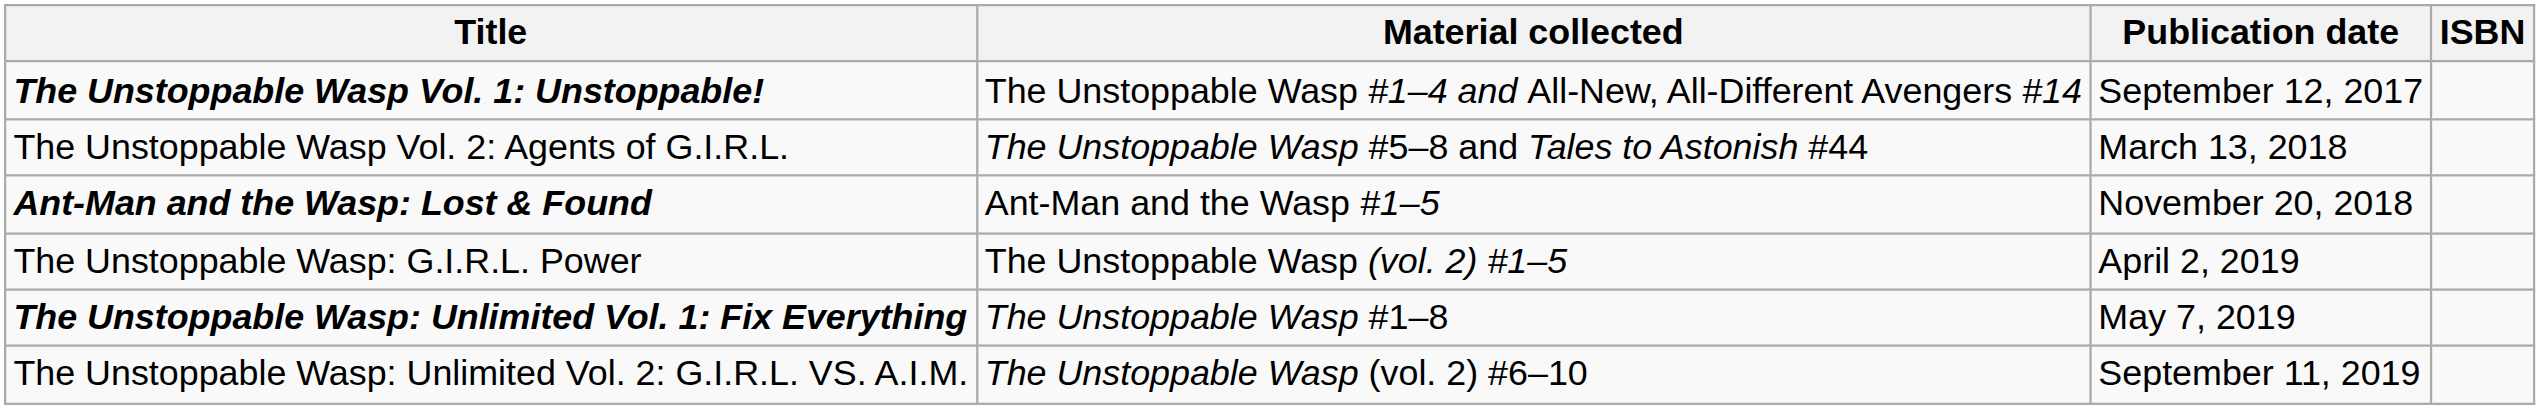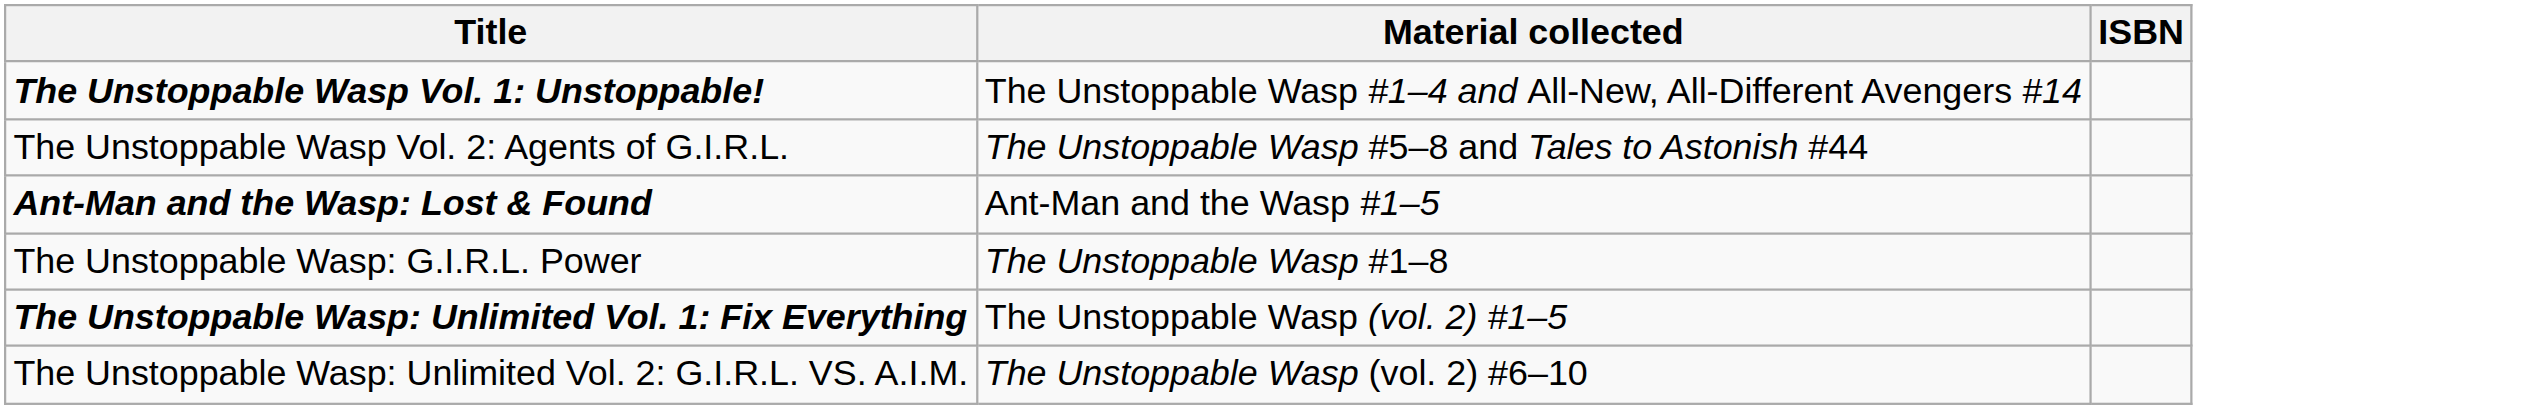- column: (2261, 32)
(1276, 260) The Unstoppable Wasp (vol. 2) #1–5 -> (1217, 260) The Unstoppable Wasp #1–8
(1217, 317) The Unstoppable Wasp #1–8 -> (1276, 317) The Unstoppable Wasp (vol. 2) #1–5
